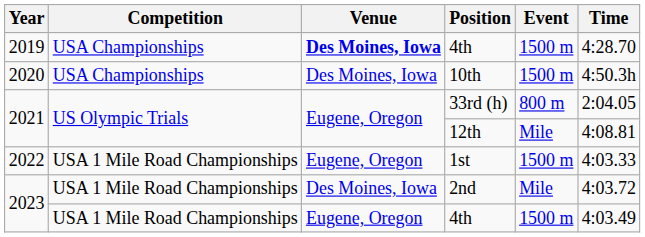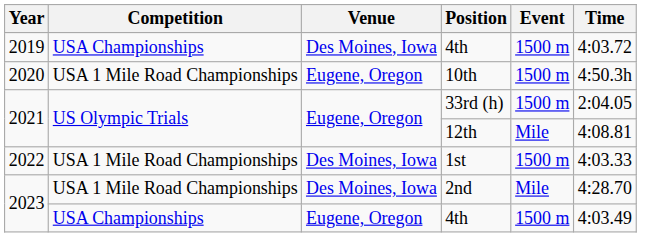(373, 47) bold -> (371, 47) normal
(609, 47) 4:28.70 -> (605, 47) 4:03.72
(128, 75) USA Championships -> (175, 75) USA 1 Mile Road Championships
(371, 75) Des Moines, Iowa -> (364, 75) Eugene, Oregon
(542, 103) 800 m -> (542, 103) 1500 m
(364, 160) Eugene, Oregon -> (371, 160) Des Moines, Iowa
(609, 189) 4:03.72 -> (605, 189) 4:28.70
(175, 217) USA 1 Mile Road Championships -> (128, 217) USA Championships
